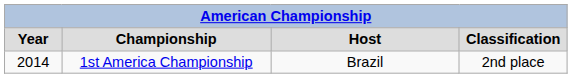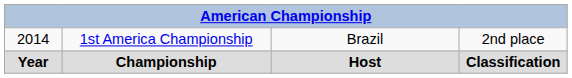rows swapped: (33, 39) <-> (33, 62)
